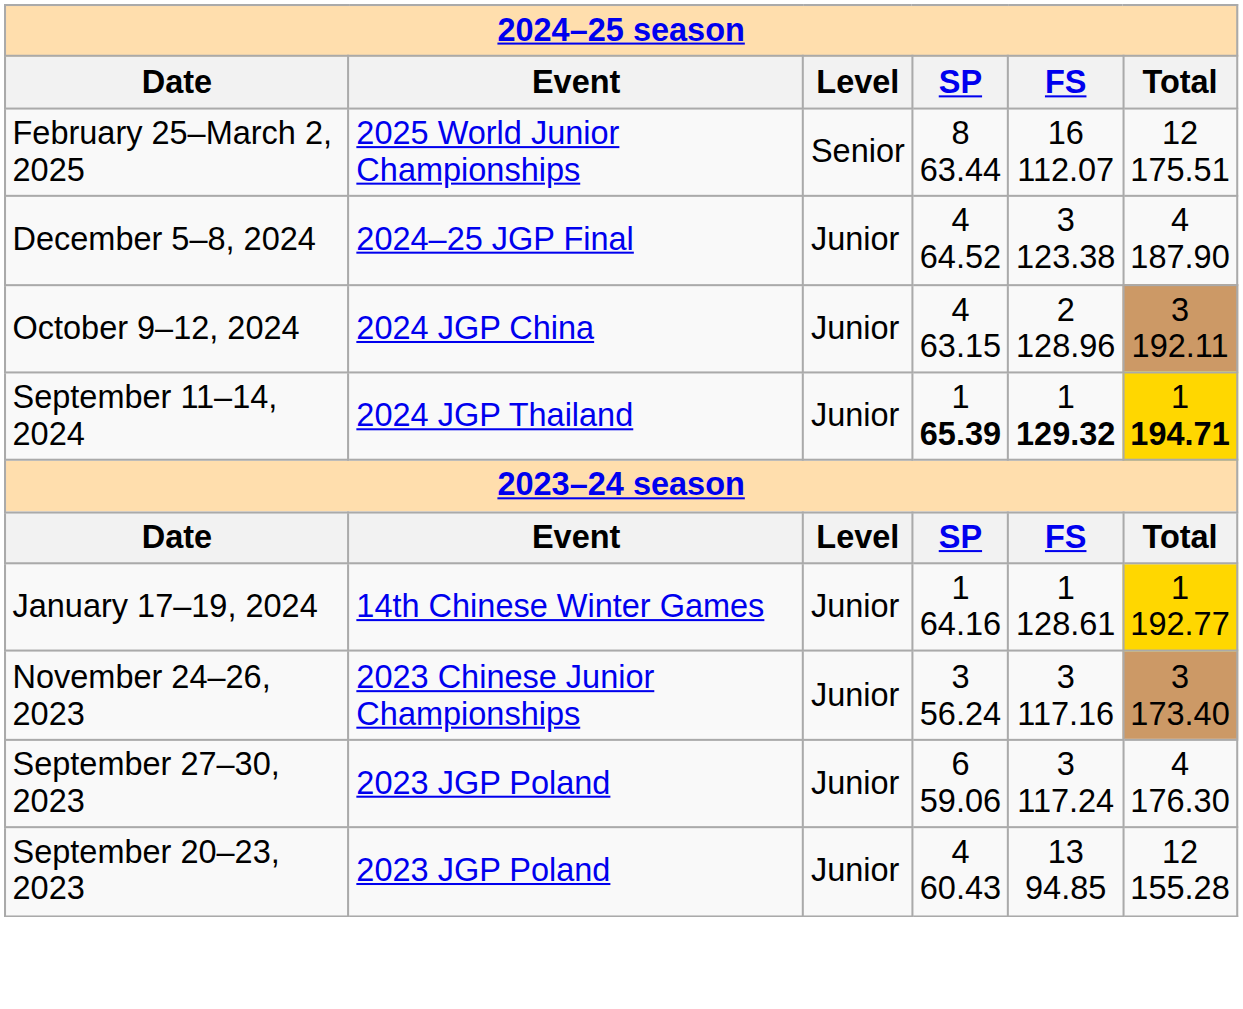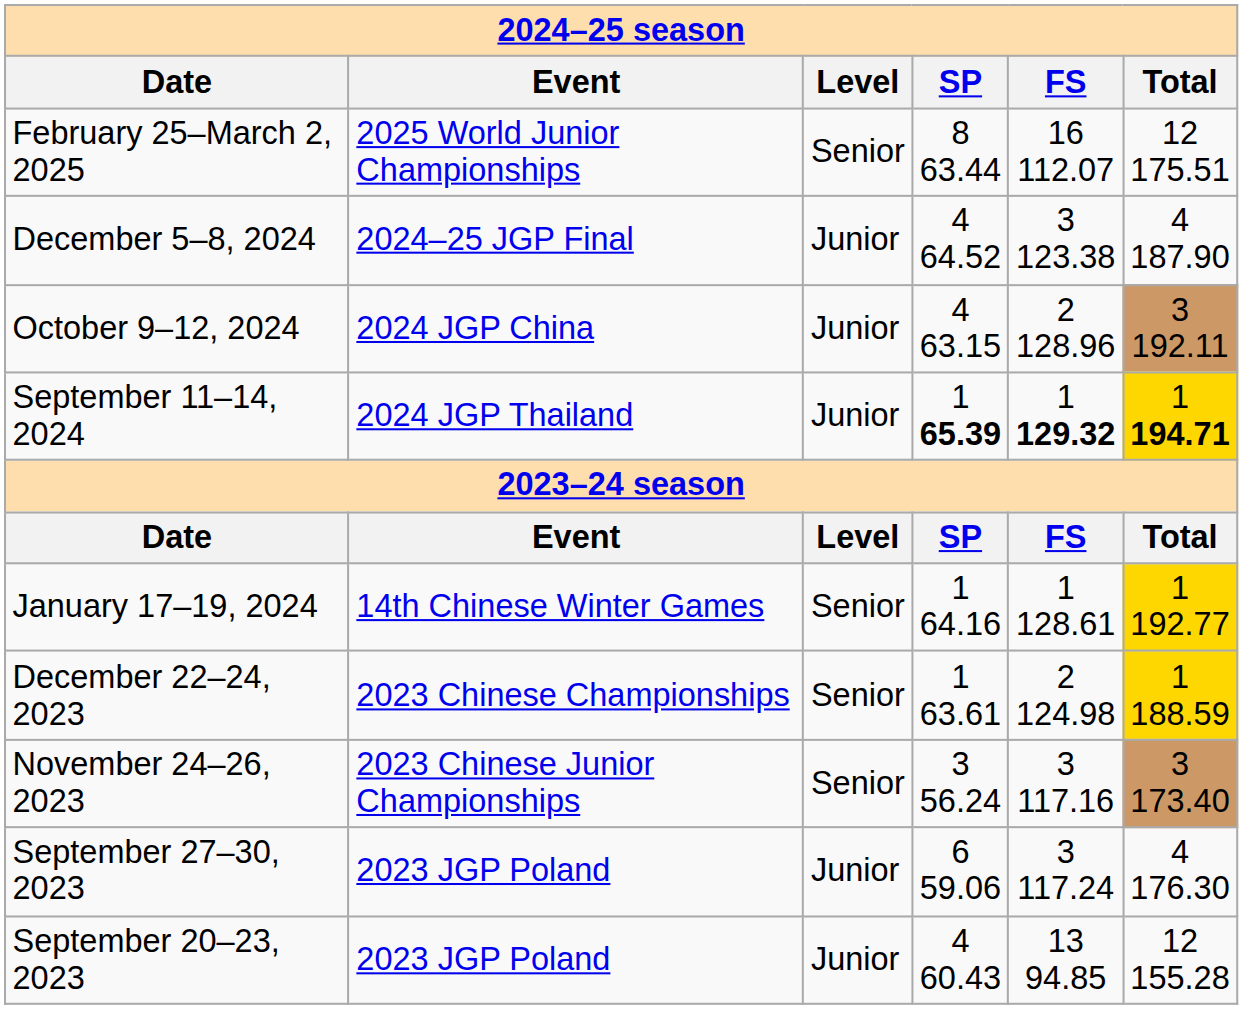(855, 606) Junior -> (858, 606) Senior
+ row: (142, 694)
(855, 694) Junior -> (858, 782) Senior
